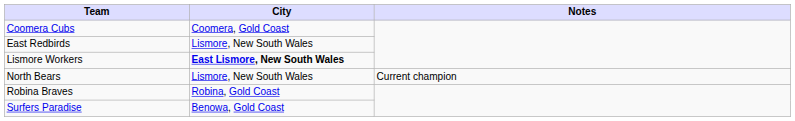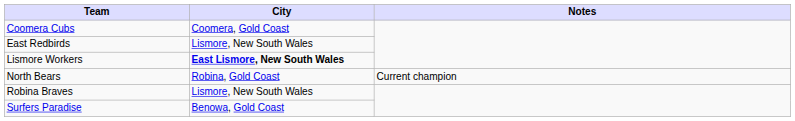(252, 76) Lismore, New South Wales -> (236, 76) Robina, Gold Coast
(236, 92) Robina, Gold Coast -> (252, 92) Lismore, New South Wales
